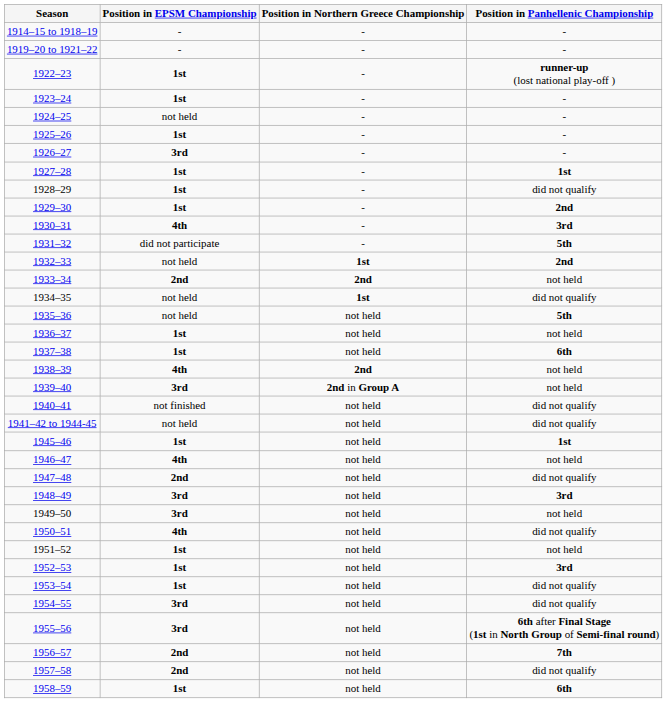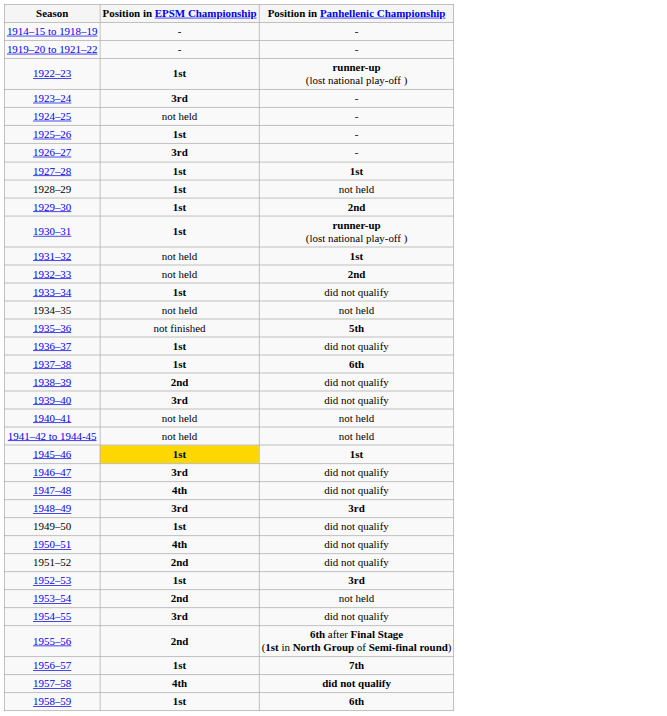- column: (363, 13)
(180, 98) 1st -> (180, 98) 3rd
(564, 189) did not qualify -> (357, 189) not held
(180, 225) 4th -> (180, 231) 1st
(564, 225) 3rd -> (357, 231) runner-up (lost national play-off )
(180, 243) did not participate -> (180, 256) not held
(564, 243) 5th -> (357, 256) 1st
(180, 279) 2nd -> (180, 292) 1st
(564, 279) not held -> (357, 292) did not qualify
(564, 297) did not qualify -> (357, 310) not held
(180, 315) not held -> (180, 328) not finished
(564, 333) not held -> (357, 346) did not qualify
(180, 369) 4th -> (180, 382) 2nd
(564, 369) not held -> (357, 382) did not qualify
(564, 387) not held -> (357, 400) did not qualify
(180, 405) not finished -> (180, 418) not held
(564, 405) did not qualify -> (357, 418) not held
(564, 423) did not qualify -> (357, 436) not held
(180, 441) no background -> (180, 454) gold background
(180, 459) 4th -> (180, 472) 3rd
(564, 459) not held -> (357, 472) did not qualify
(180, 477) 2nd -> (180, 490) 4th
(180, 513) 3rd -> (180, 526) 1st
(564, 513) not held -> (357, 526) did not qualify
(180, 549) 1st -> (180, 562) 2nd
(564, 549) not held -> (357, 562) did not qualify
(180, 586) 1st -> (180, 599) 2nd
(564, 586) did not qualify -> (357, 599) not held
(180, 628) 3rd -> (180, 641) 2nd
(180, 653) 2nd -> (180, 666) 1st
(180, 671) 2nd -> (180, 684) 4th
(564, 671) normal -> (357, 684) bold
